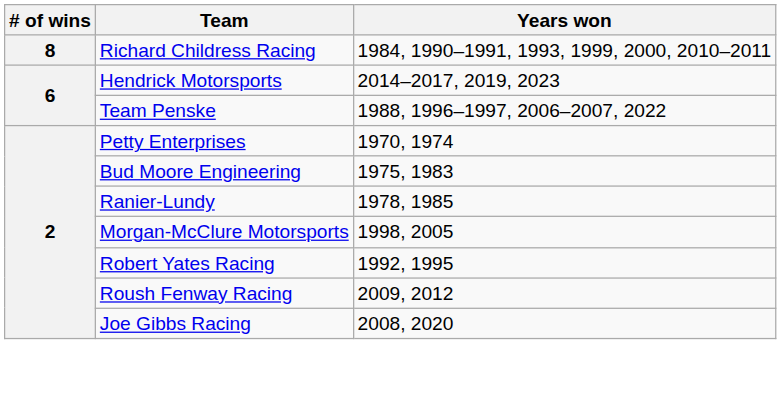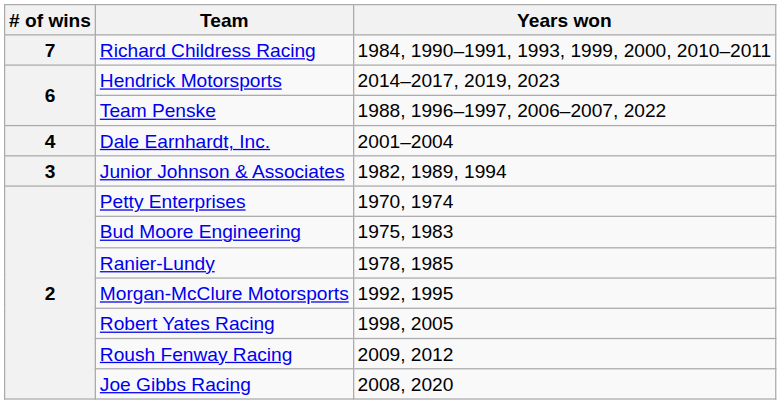(50, 50) 8 -> (50, 50) 7
+ row: (185, 141)
+ row: (222, 172)
(405, 232) 1998, 2005 -> (405, 293) 1992, 1995
(405, 263) 1992, 1995 -> (405, 323) 1998, 2005
